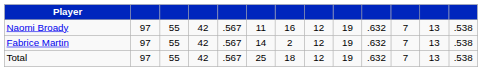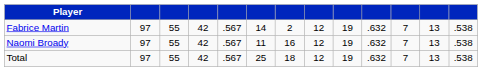rows swapped: (37, 27) <-> (38, 43)
